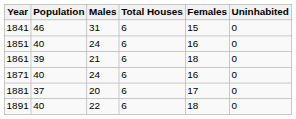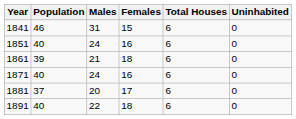columns swapped: (207, 12) <-> (152, 12)
